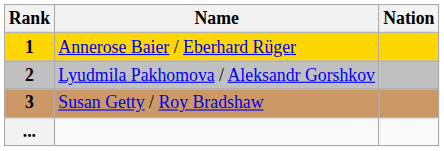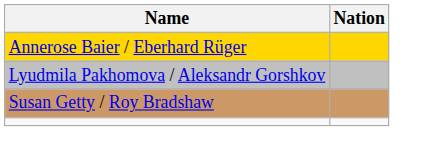- column: (29, 18)
